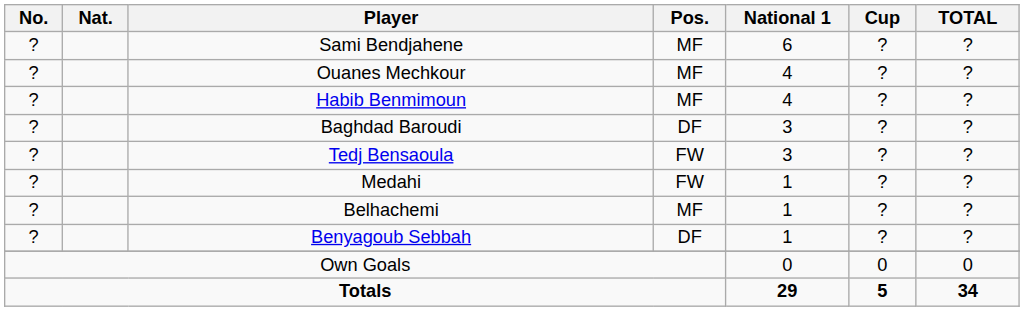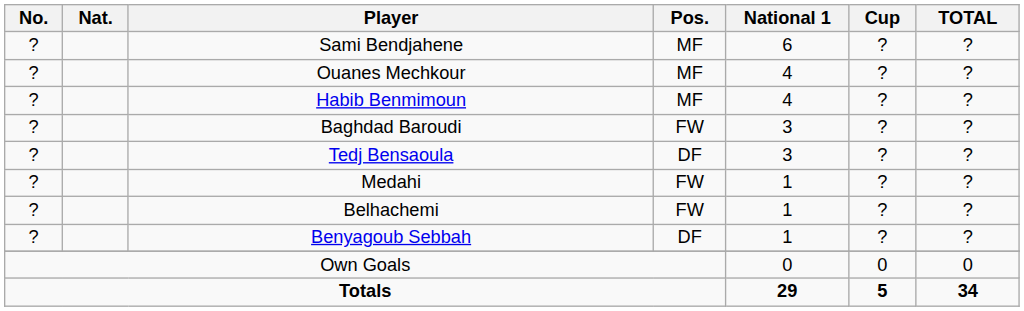(690, 127) DF -> (690, 127) FW
(690, 154) FW -> (690, 154) DF
(690, 209) MF -> (690, 209) FW
